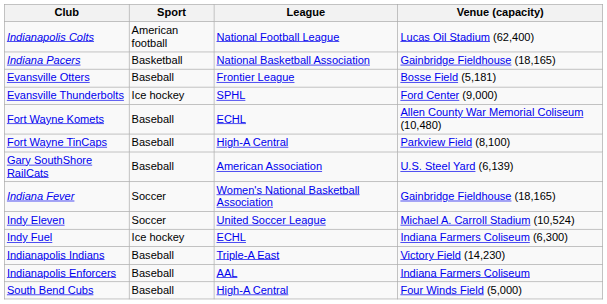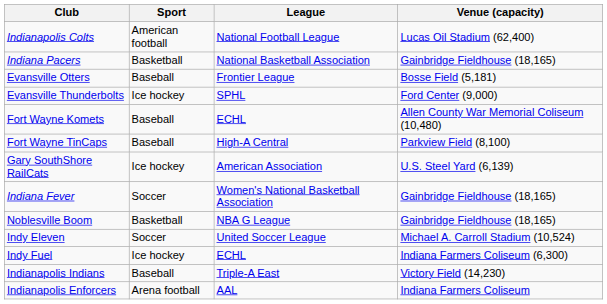(153, 166) Baseball -> (158, 166) Ice hockey
+ row: (50, 220)
(153, 273) Baseball -> (166, 290) Arena football
- row: (50, 290)
